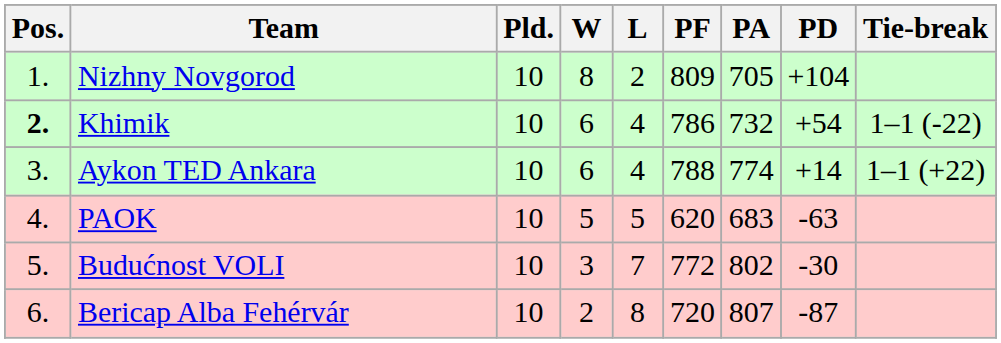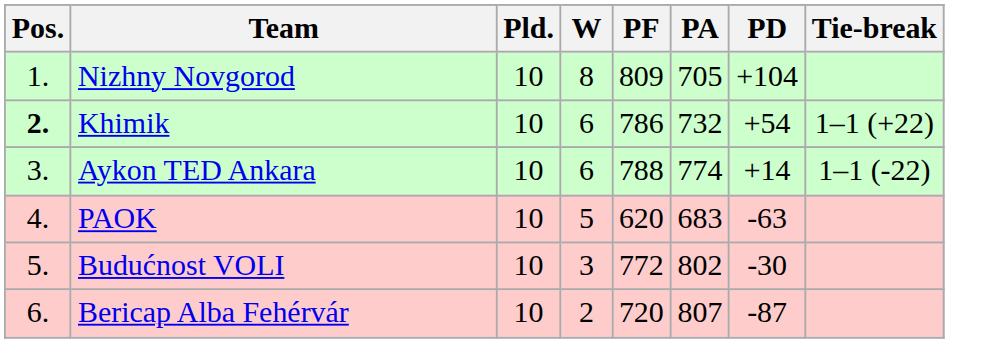- column: (638, 28)
(926, 123) 1–1 (-22) -> (874, 123) 1–1 (+22)
(926, 170) 1–1 (+22) -> (874, 170) 1–1 (-22)
